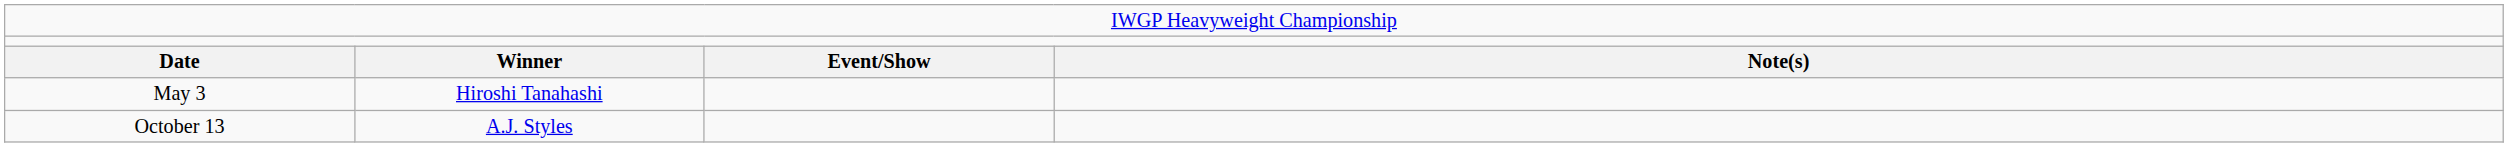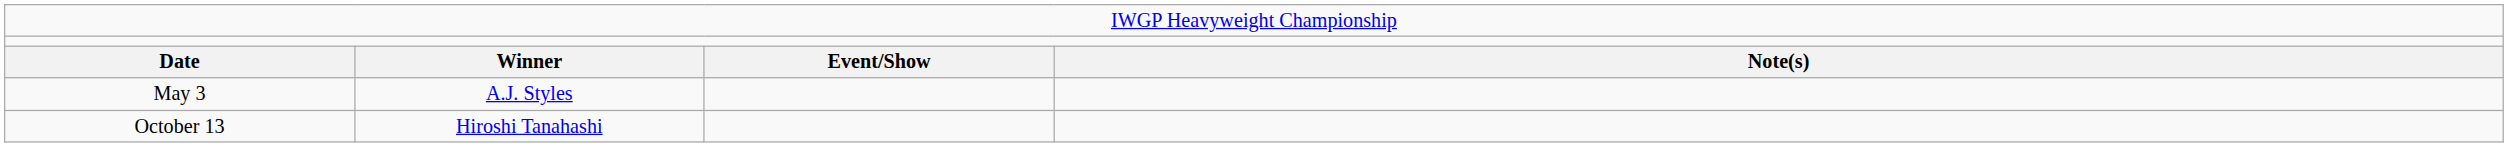(529, 93) Hiroshi Tanahashi -> (529, 93) A.J. Styles
(529, 125) A.J. Styles -> (529, 125) Hiroshi Tanahashi
